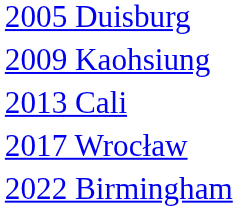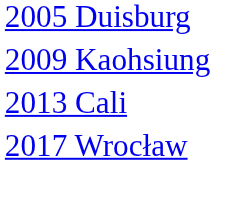- row: (119, 188)
